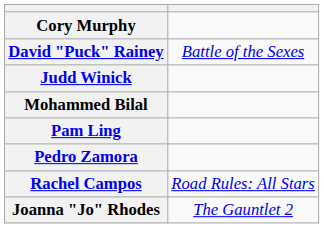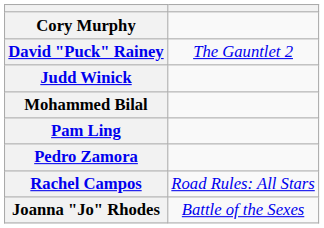(243, 51) Battle of the Sexes -> (243, 51) The Gauntlet 2
(243, 210) The Gauntlet 2 -> (243, 210) Battle of the Sexes
